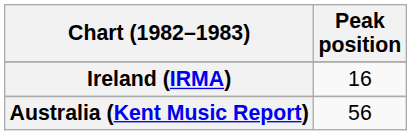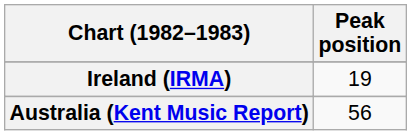(360, 79) 16 -> (360, 79) 19
